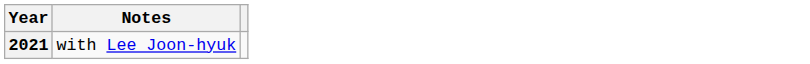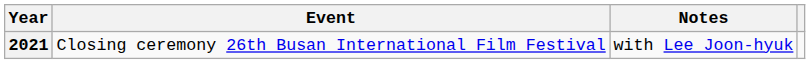+ column: (331, 18)
